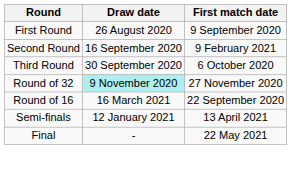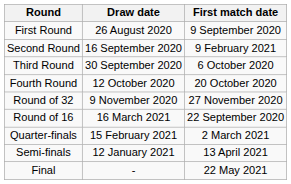+ row: (43, 83)
(134, 83) paleturquoise background -> (134, 100) no background
+ row: (43, 135)
